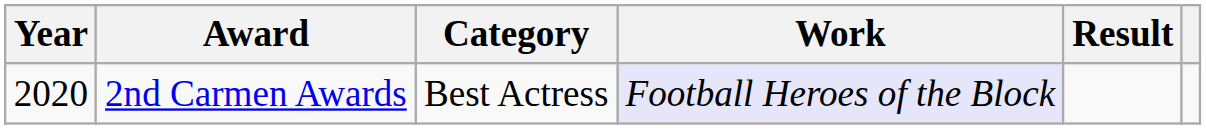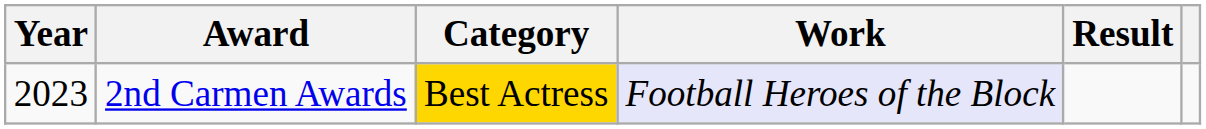(51, 92) 2020 -> (51, 92) 2023
(516, 92) no background -> (516, 92) gold background
